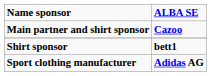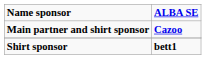- row: (71, 63)
